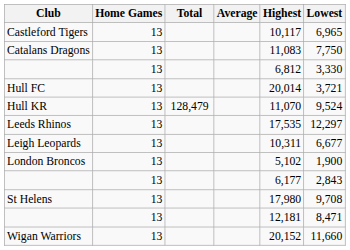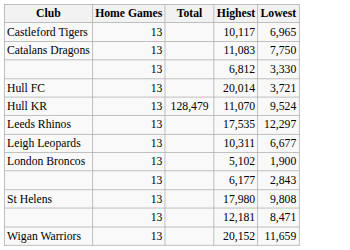- column: (237, 13)
(329, 198) 9,708 -> (283, 198) 9,808
(326, 236) 11,660 -> (280, 236) 11,659
